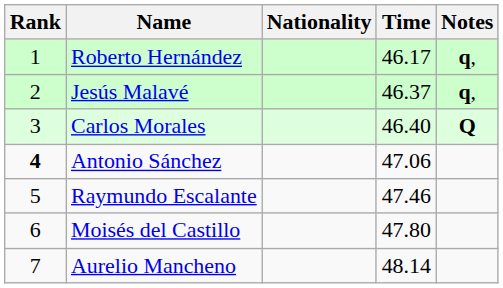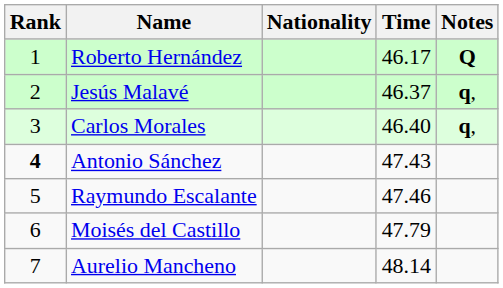(467, 56) q, -> (467, 56) Q
(467, 126) Q -> (467, 126) q,
(406, 160) 47.06 -> (406, 160) 47.43
(406, 230) 47.80 -> (406, 230) 47.79
